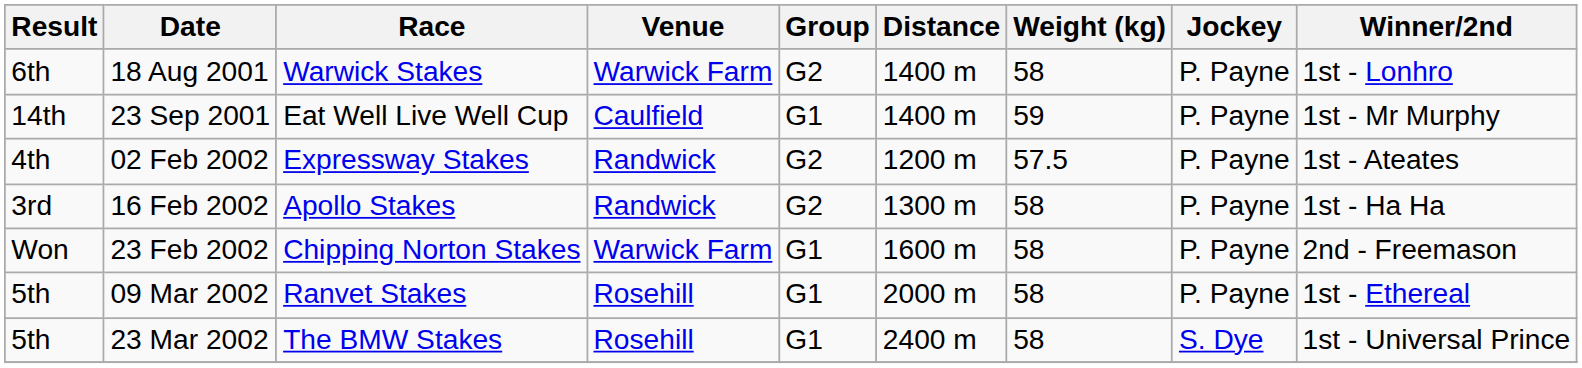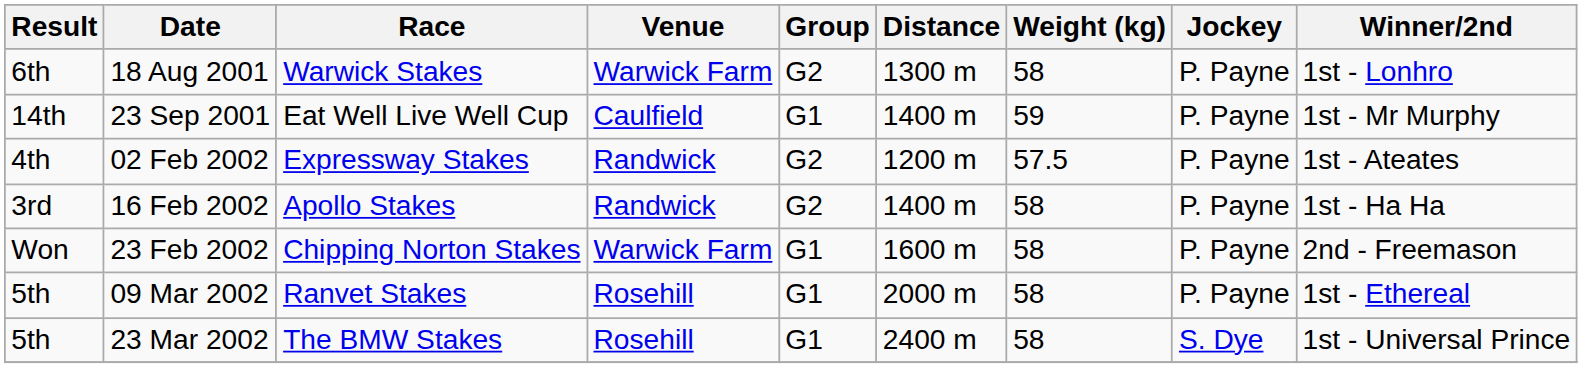(930, 71) 1400 m -> (930, 71) 1300 m
(930, 205) 1300 m -> (930, 205) 1400 m
